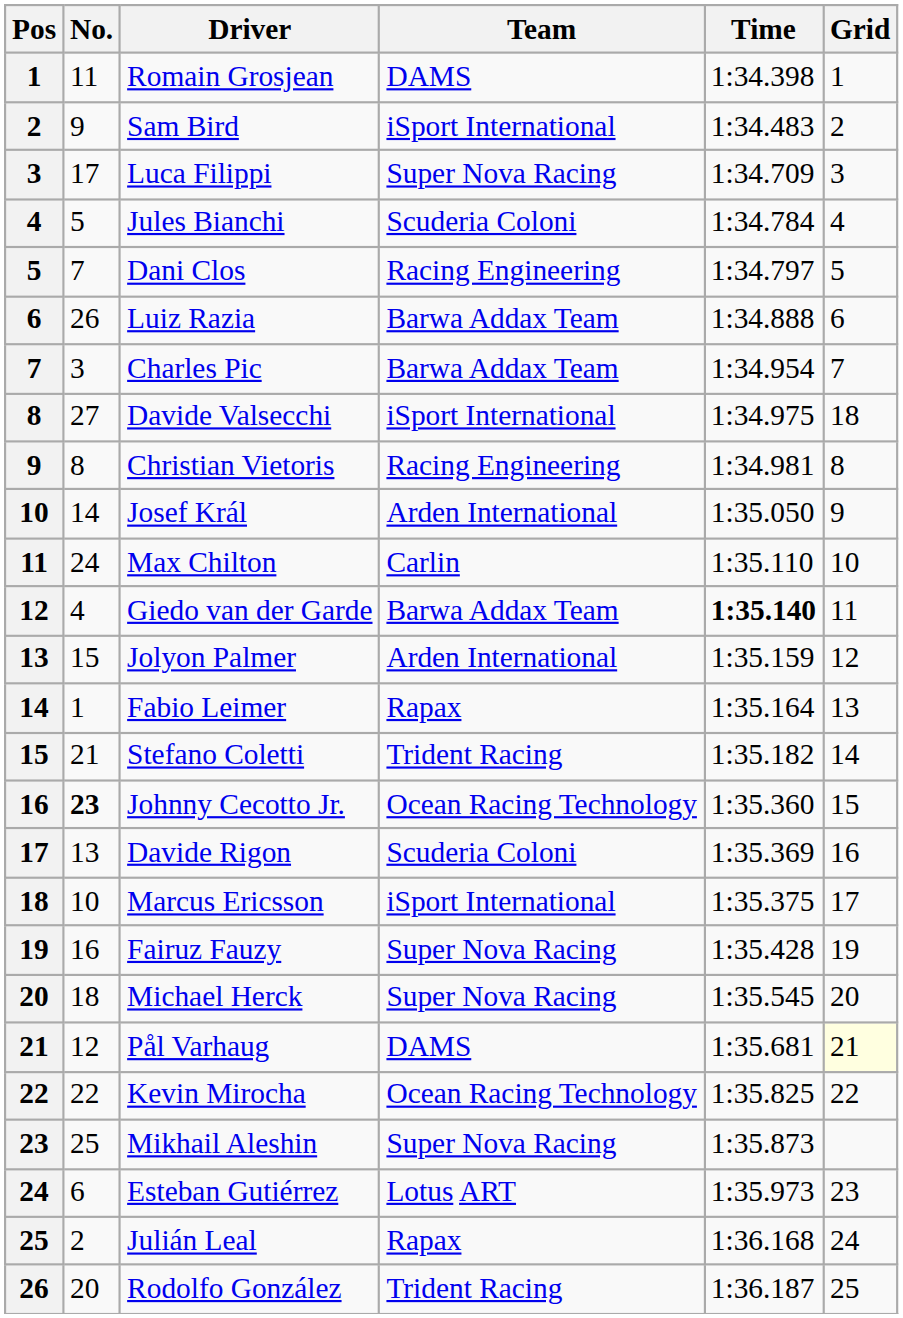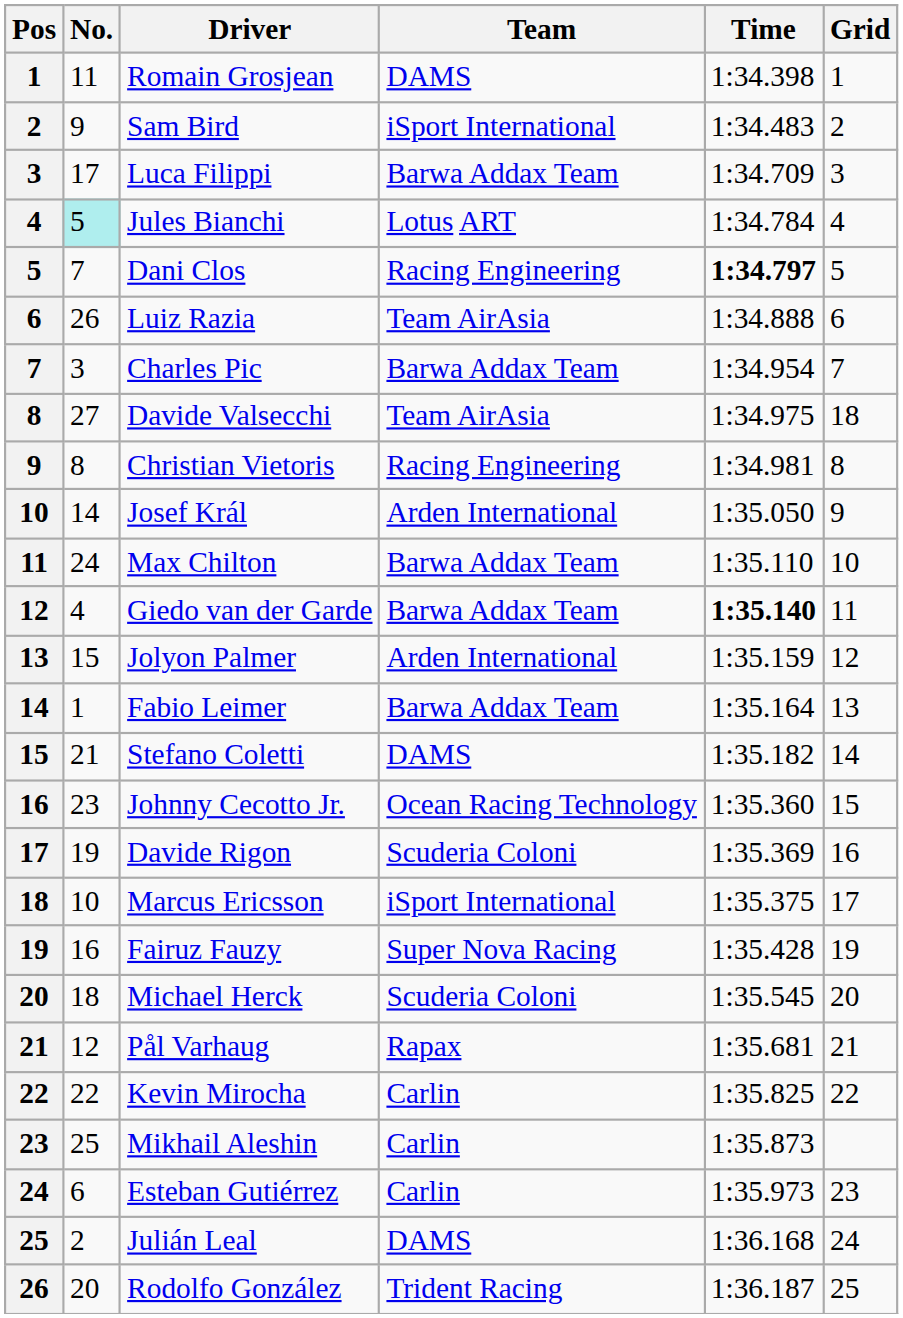(501, 173) Super Nova Racing -> (503, 173) Barwa Addax Team
(77, 222) no background -> (77, 222) paleturquoise background
(481, 222) Scuderia Coloni -> (451, 222) Lotus ART
(763, 270) normal -> (763, 270) bold
(503, 319) Barwa Addax Team -> (468, 319) Team AirAsia
(501, 416) iSport International -> (468, 416) Team AirAsia
(423, 561) Carlin -> (503, 561) Barwa Addax Team
(424, 706) Rapax -> (503, 706) Barwa Addax Team
(474, 755) Trident Racing -> (429, 755) DAMS
(85, 803) bold -> (85, 803) normal
(85, 852) 13 -> (85, 852) 19
(501, 997) Super Nova Racing -> (481, 997) Scuderia Coloni
(429, 1046) DAMS -> (424, 1046) Rapax
(845, 1046) lightyellow background -> (845, 1046) no background
(542, 1094) Ocean Racing Technology -> (423, 1094) Carlin
(501, 1143) Super Nova Racing -> (423, 1143) Carlin
(451, 1191) Lotus ART -> (423, 1191) Carlin
(424, 1239) Rapax -> (429, 1239) DAMS
